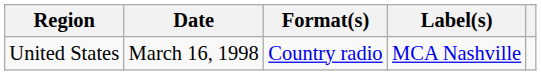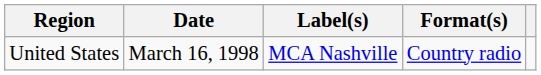columns swapped: (325, 20) <-> (457, 20)
